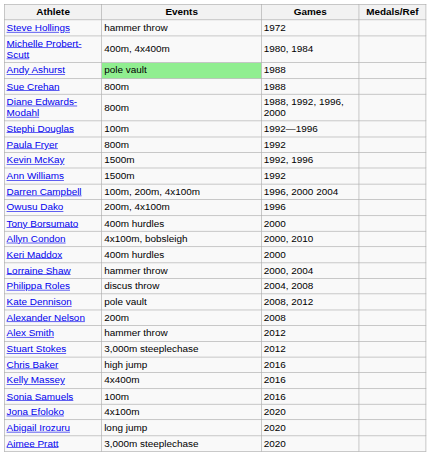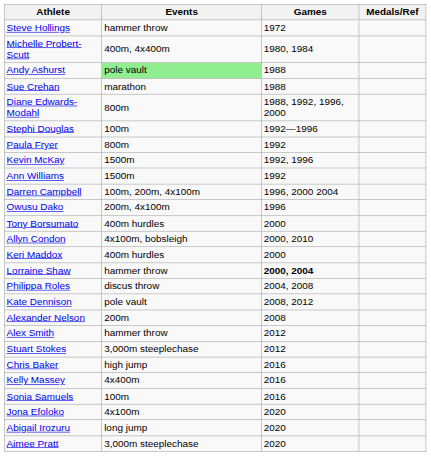(117, 86) 800m -> (125, 86) marathon
(289, 270) normal -> (289, 270) bold
